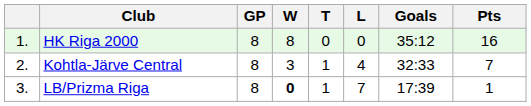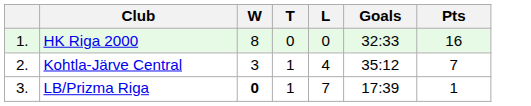- column: (255, 16)
(416, 40) 35:12 -> (380, 40) 32:33
(416, 64) 32:33 -> (380, 64) 35:12
